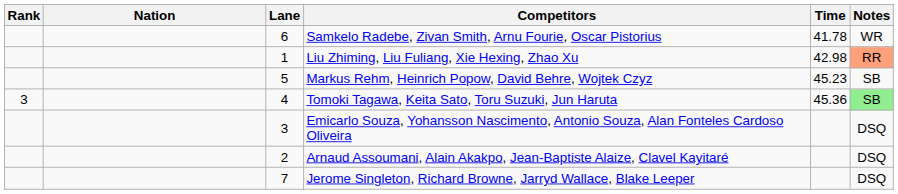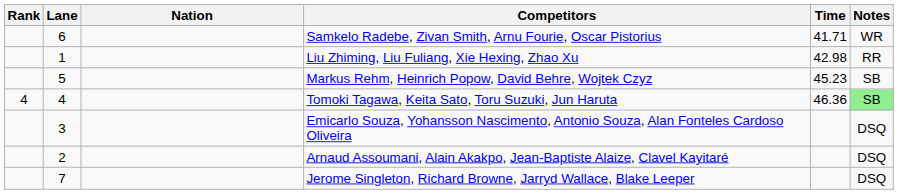columns swapped: (285, 15) <-> (155, 15)
(830, 36) 41.78 -> (830, 36) 41.71
(872, 58) lightsalmon background -> (872, 58) no background
(24, 100) 3 -> (24, 100) 4
(830, 100) 45.36 -> (830, 100) 46.36
